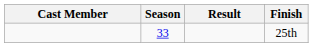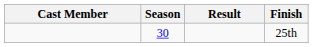(163, 33) 33 -> (163, 33) 30
